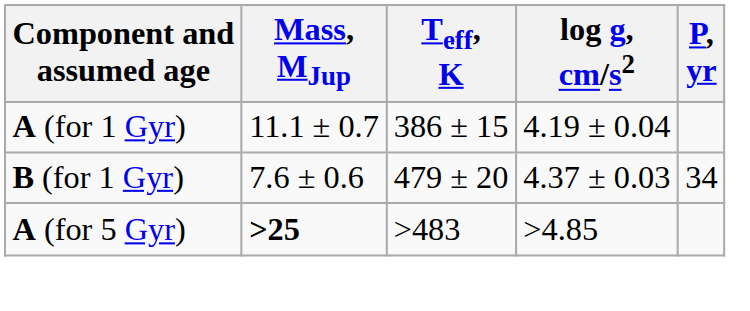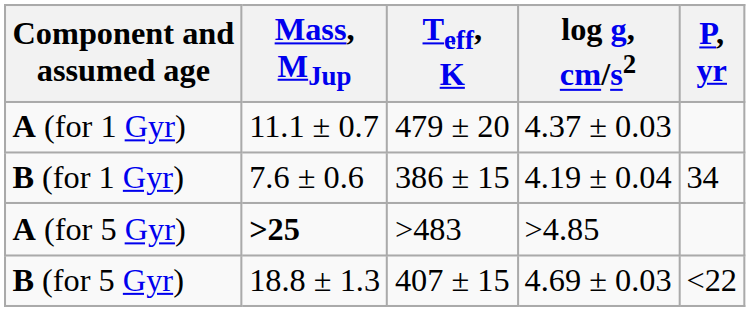(451, 126) 386 ± 15 -> (452, 126) 479 ± 20
(597, 126) 4.19 ± 0.04 -> (598, 126) 4.37 ± 0.03
(451, 177) 479 ± 20 -> (452, 177) 386 ± 15
(597, 177) 4.37 ± 0.03 -> (598, 177) 4.19 ± 0.04
+ row: (98, 280)
